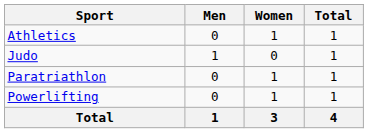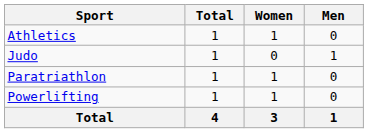columns swapped: (215, 15) <-> (333, 15)
